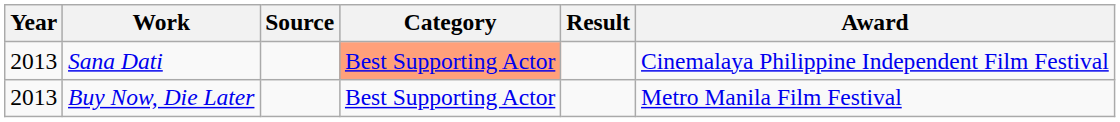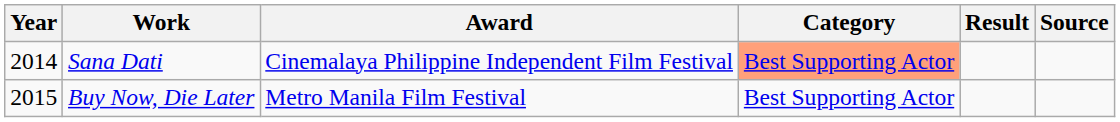columns swapped: (875, 23) <-> (300, 23)
(34, 60) 2013 -> (34, 60) 2014
(34, 97) 2013 -> (34, 97) 2015
